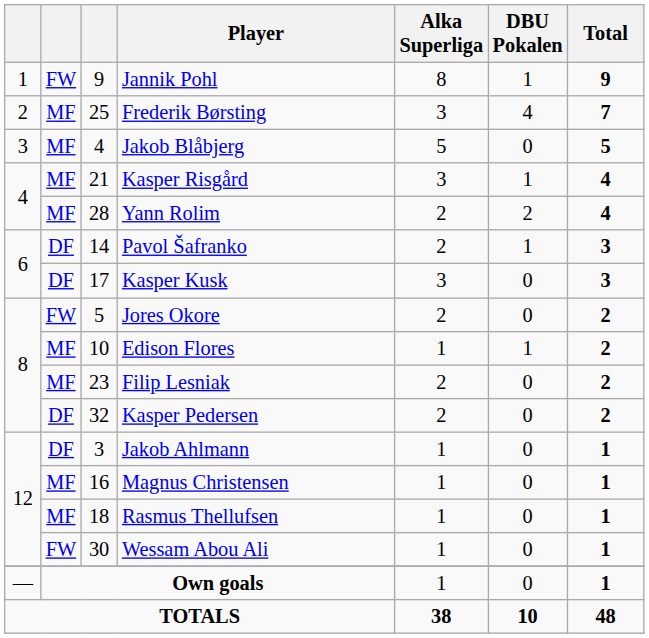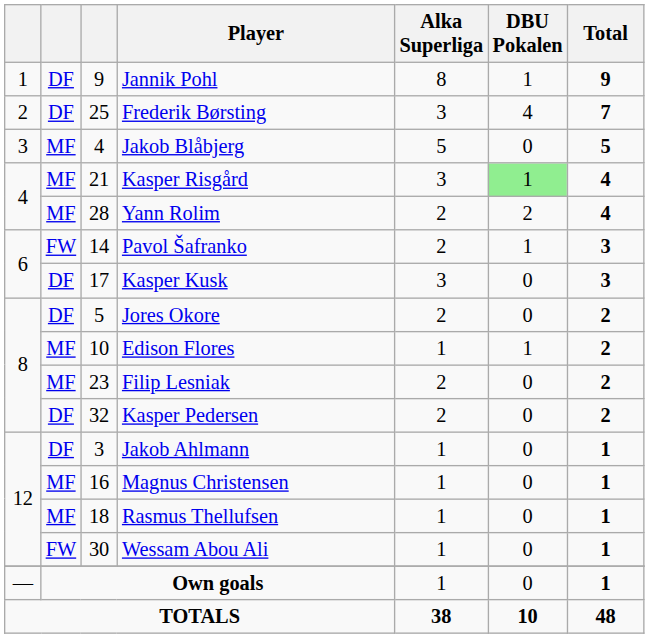(61, 79) FW -> (61, 79) DF
(61, 112) MF -> (61, 112) DF
(528, 179) no background -> (528, 179) lightgreen background
(61, 247) DF -> (61, 247) FW
(61, 314) FW -> (61, 314) DF
